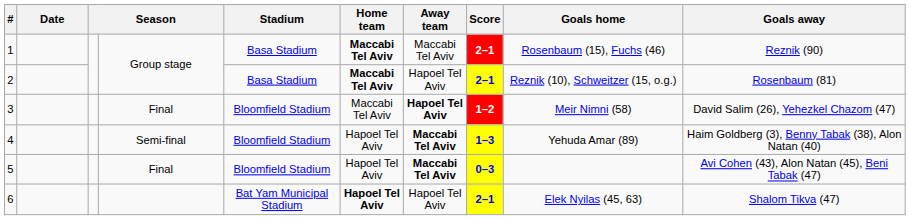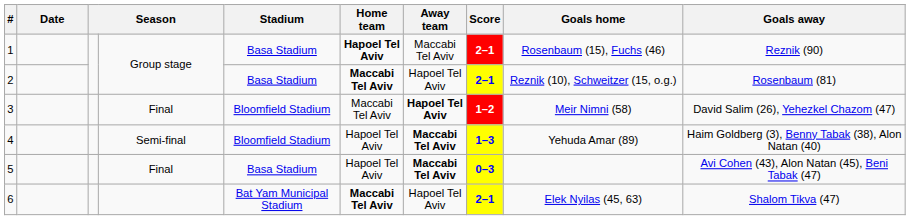(372, 49) Maccabi Tel Aviv -> (372, 49) Hapoel Tel Aviv
(282, 169) Bloomfield Stadium -> (282, 169) Basa Stadium
(372, 199) Hapoel Tel Aviv -> (372, 199) Maccabi Tel Aviv
